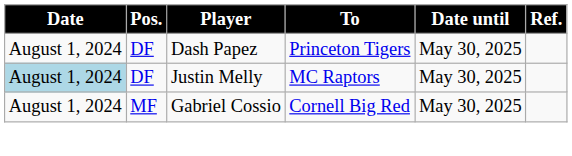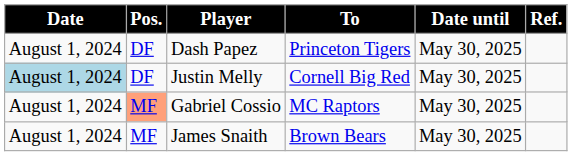(335, 77) MC Raptors -> (350, 77) Cornell Big Red
(144, 106) no background -> (144, 106) lightsalmon background
(350, 106) Cornell Big Red -> (335, 106) MC Raptors
+ row: (219, 135)
